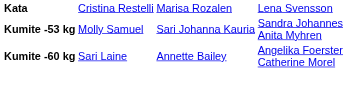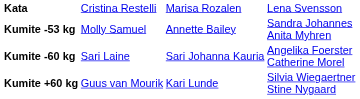(206, 29) Sari Johanna Kauria -> (201, 29) Annette Bailey
(191, 56) Annette Bailey -> (215, 56) Sari Johanna Kauria
+ row: (41, 83)
